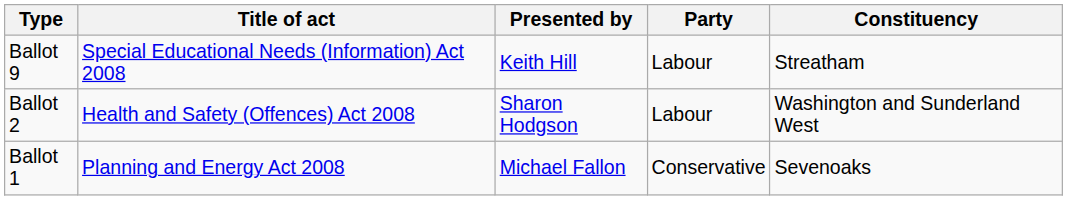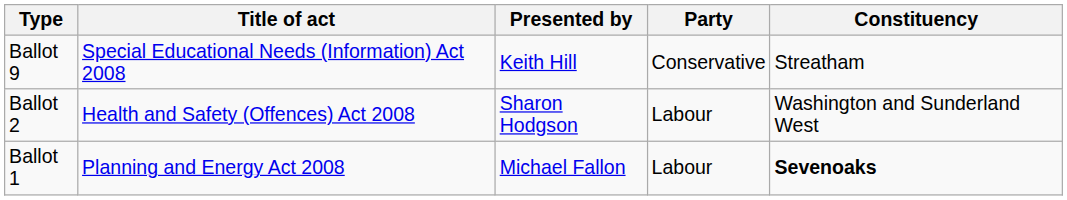(682, 61) Labour -> (709, 61) Conservative
(709, 167) Conservative -> (682, 167) Labour
(823, 167) normal -> (826, 167) bold
